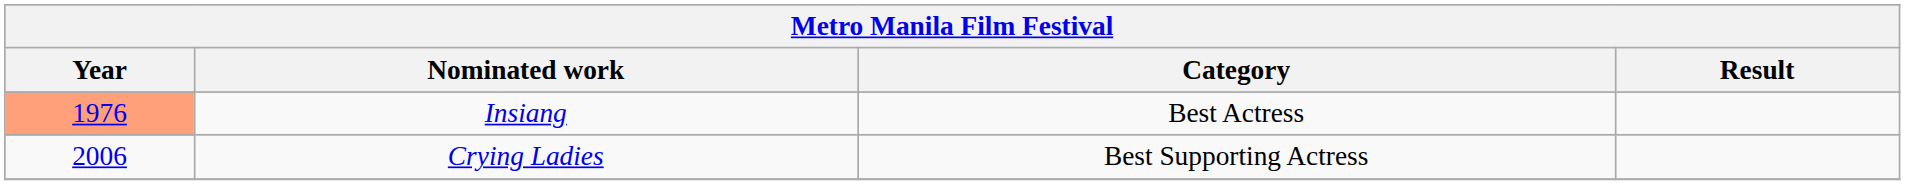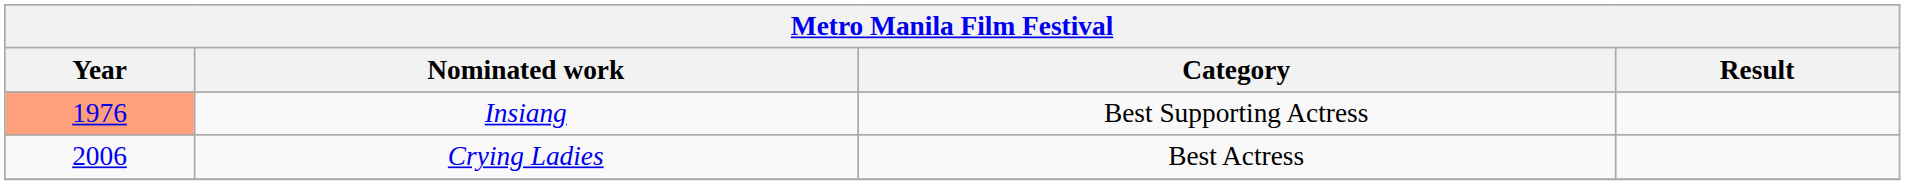(1236, 112) Best Actress -> (1236, 112) Best Supporting Actress
(1236, 156) Best Supporting Actress -> (1236, 156) Best Actress
